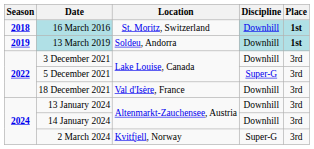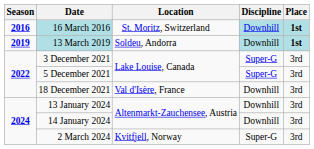(20, 27) 2018 -> (20, 27) 2016
(261, 59) Downhill -> (261, 59) Super-G
